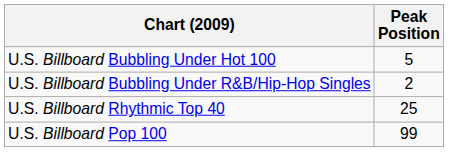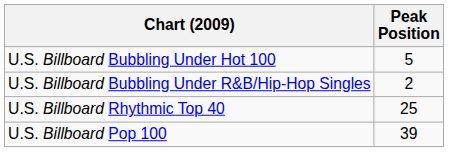(409, 134) 99 -> (409, 134) 39
